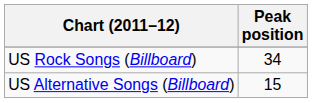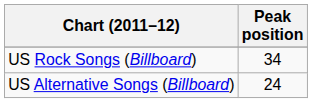(273, 85) 15 -> (273, 85) 24
